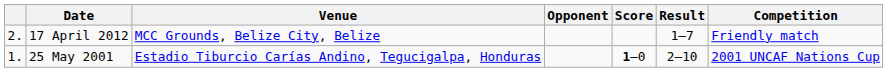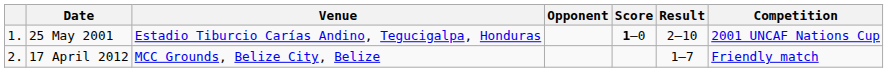rows swapped: (71, 56) <-> (79, 36)
